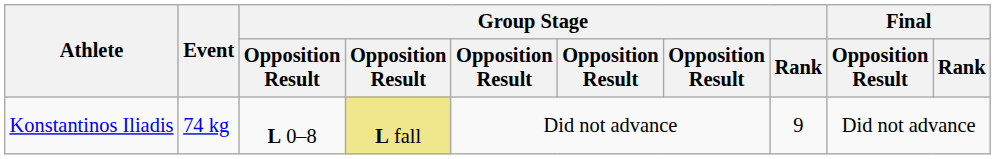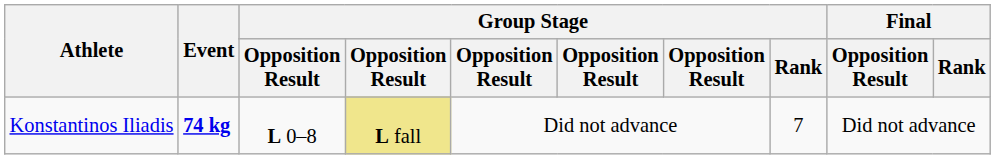(206, 125) normal -> (207, 125) bold
(798, 125) 9 -> (798, 125) 7
